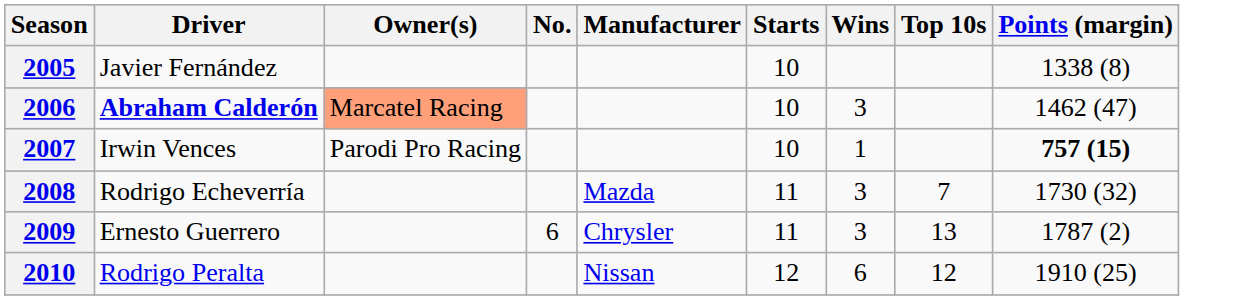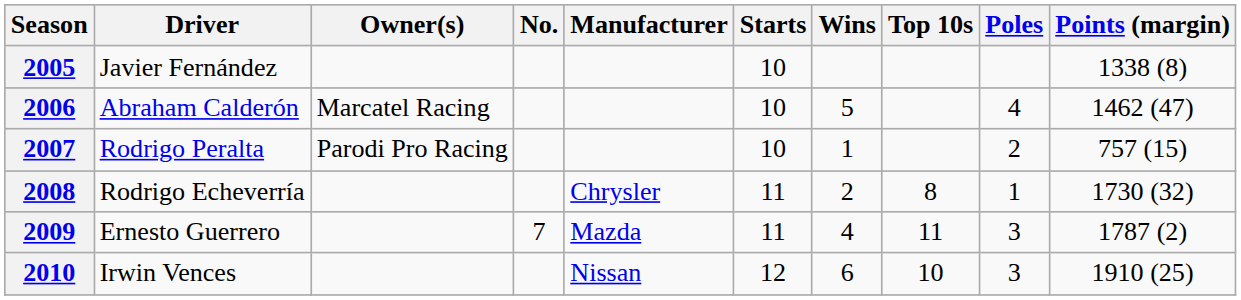+ column: (1014, 25)
(209, 107) bold -> (199, 107) normal
(416, 107) lightsalmon background -> (403, 107) no background
(860, 107) 3 -> (847, 107) 5
(168, 149) Irwin Vences -> (182, 149) Rodrigo Peralta
(1086, 149) bold -> (1143, 149) normal
(619, 190) Mazda -> (615, 190) Chrysler
(860, 190) 3 -> (847, 190) 2
(944, 190) 7 -> (931, 190) 8
(552, 231) 6 -> (539, 231) 7
(628, 231) Chrysler -> (606, 231) Mazda
(860, 231) 3 -> (847, 231) 4
(944, 231) 13 -> (931, 231) 11
(182, 273) Rodrigo Peralta -> (168, 273) Irwin Vences
(944, 273) 12 -> (931, 273) 10
